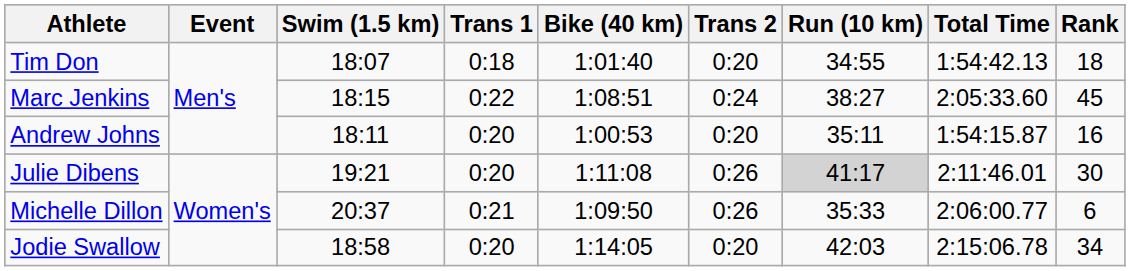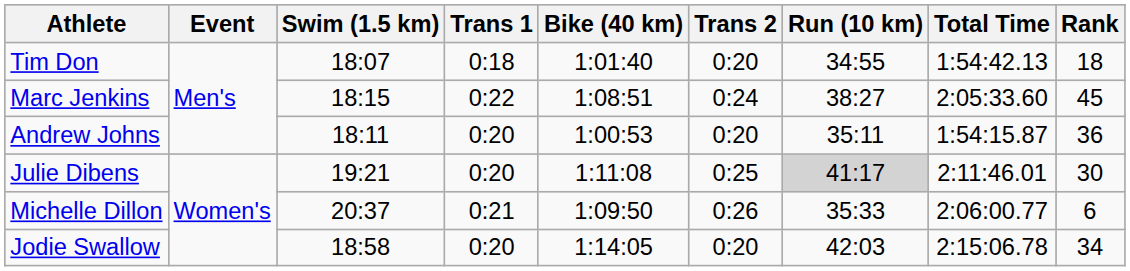(1090, 136) 16 -> (1090, 136) 36
(736, 173) 0:26 -> (736, 173) 0:25
